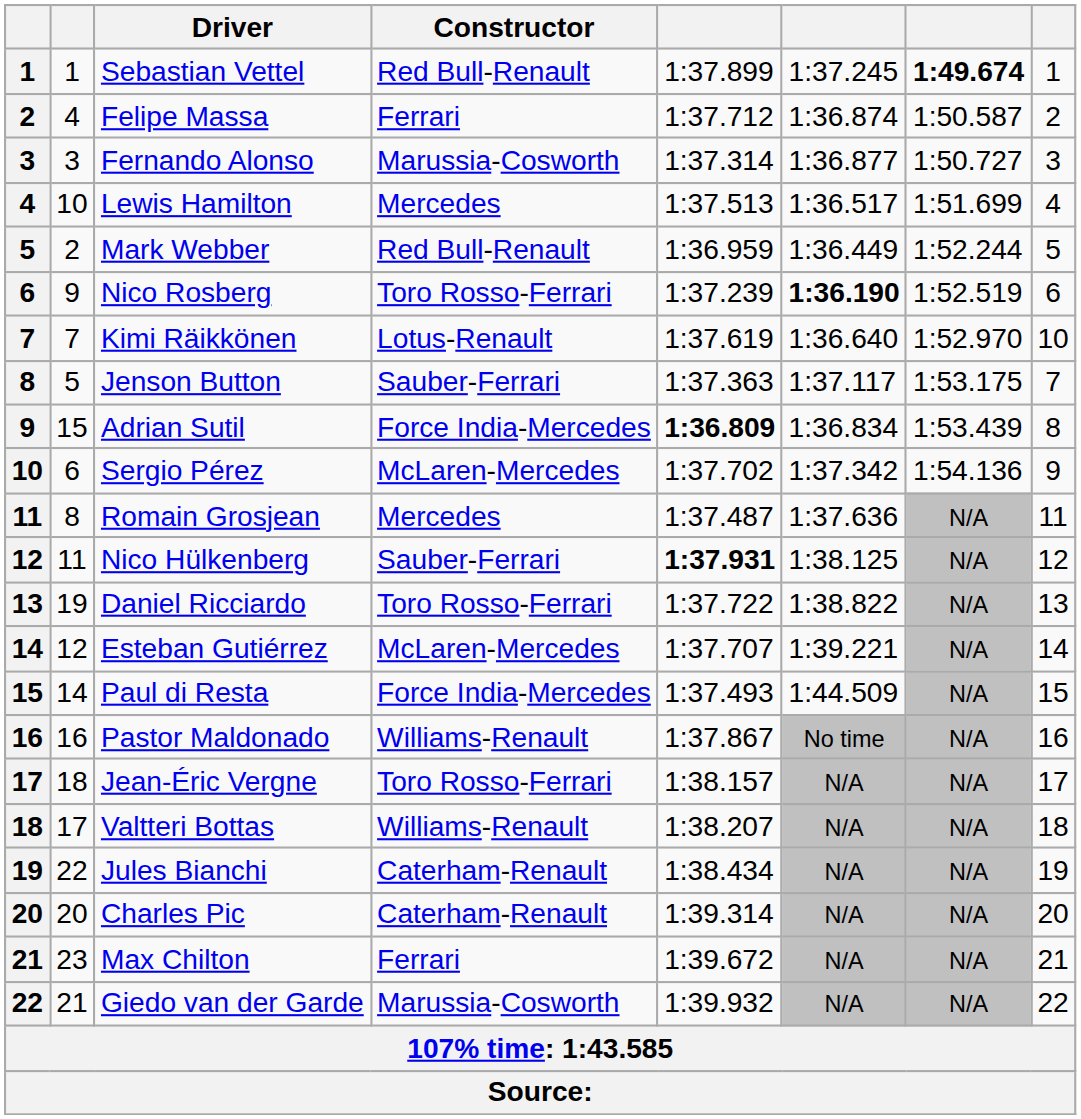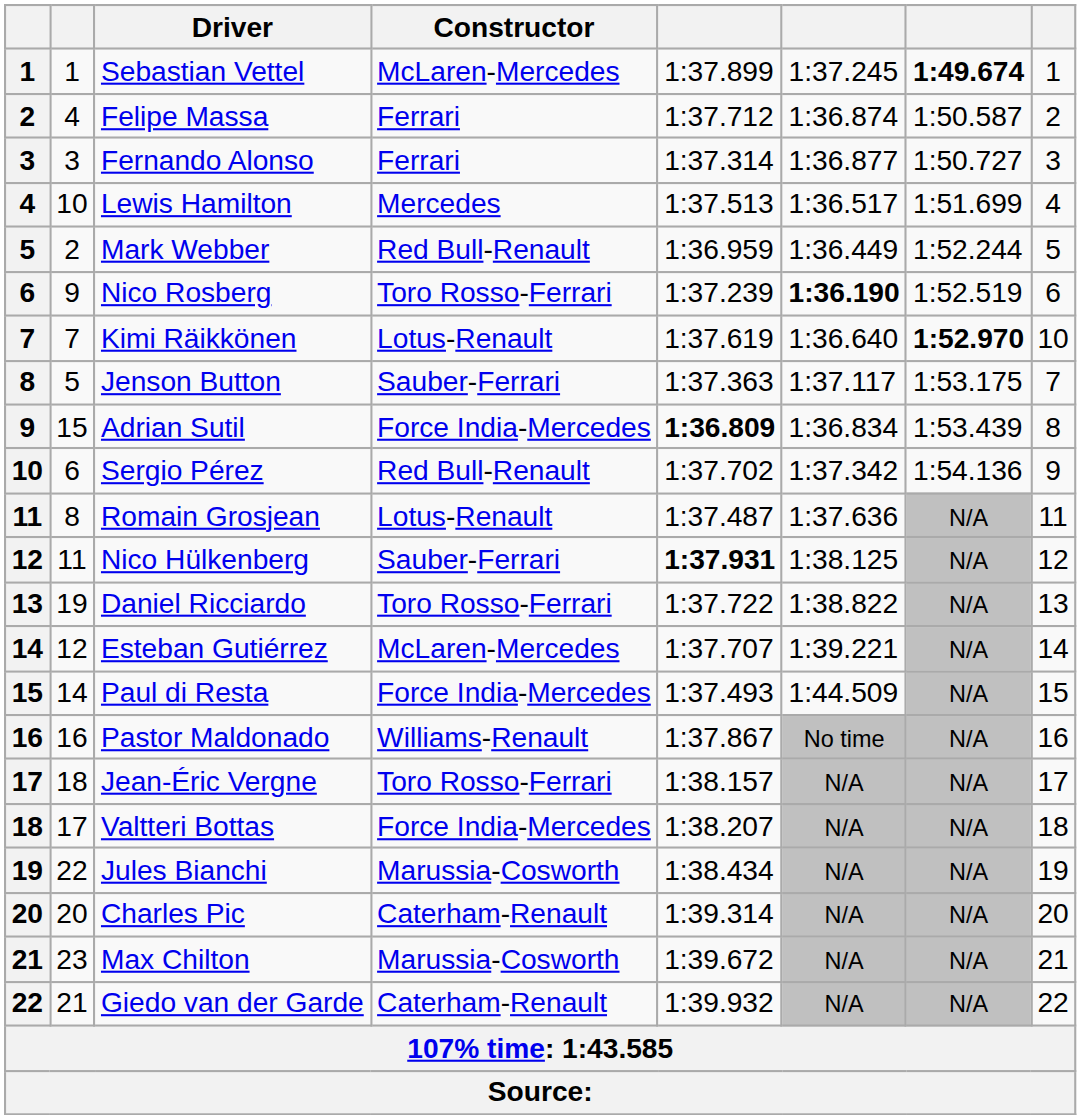(483, 71) Red Bull-Renault -> (498, 71) McLaren-Mercedes
(498, 160) Marussia-Cosworth -> (419, 160) Ferrari
(968, 337) normal -> (969, 337) bold
(498, 471) McLaren-Mercedes -> (483, 471) Red Bull-Renault
(439, 515) Mercedes -> (465, 515) Lotus-Renault
(483, 826) Williams-Renault -> (514, 826) Force India-Mercedes
(492, 870) Caterham-Renault -> (498, 870) Marussia-Cosworth
(419, 959) Ferrari -> (498, 959) Marussia-Cosworth
(498, 1003) Marussia-Cosworth -> (492, 1003) Caterham-Renault
